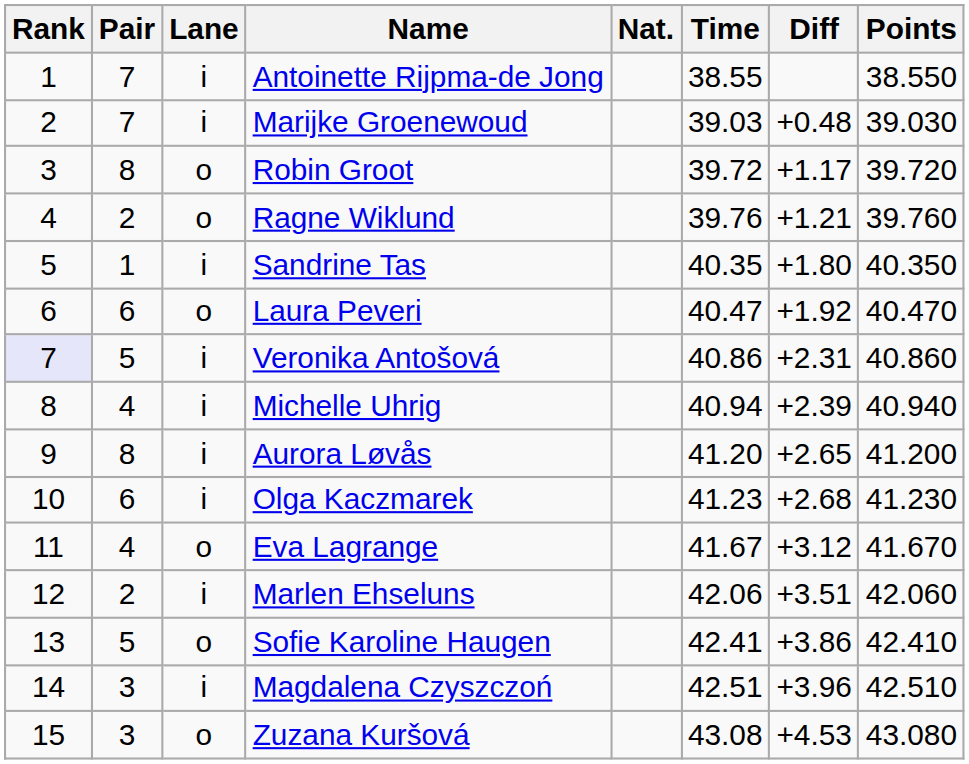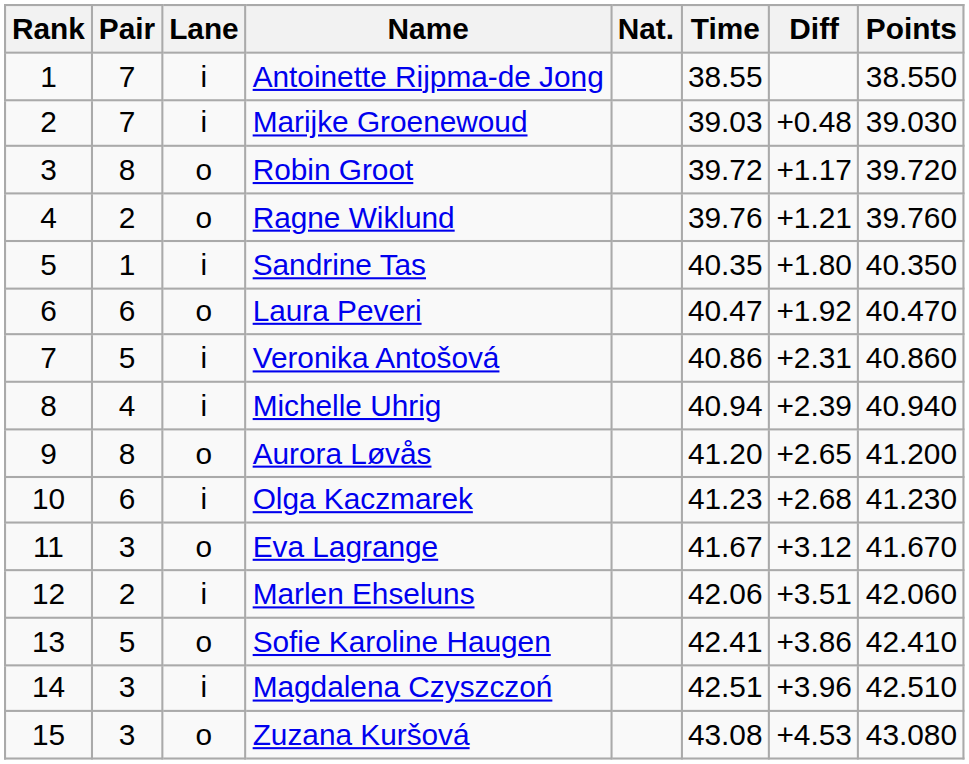(48, 359) lavender background -> (48, 359) no background
(204, 453) i -> (204, 453) o
(127, 547) 4 -> (127, 547) 3
